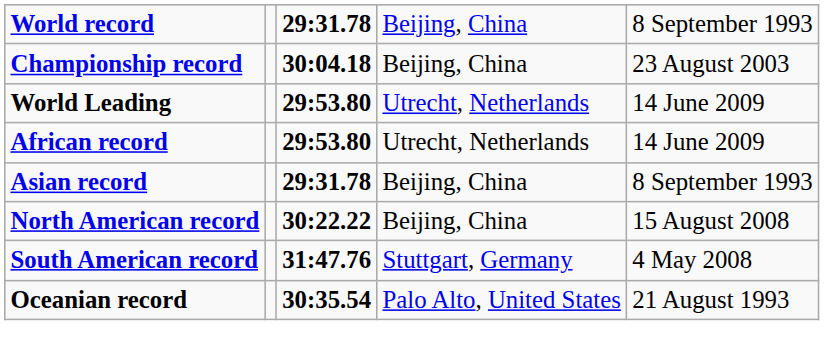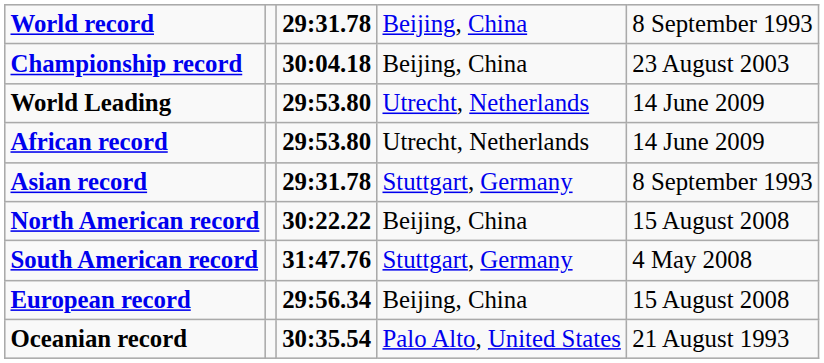(455, 181) Beijing, China -> (478, 181) Stuttgart, Germany
+ row: (101, 299)
